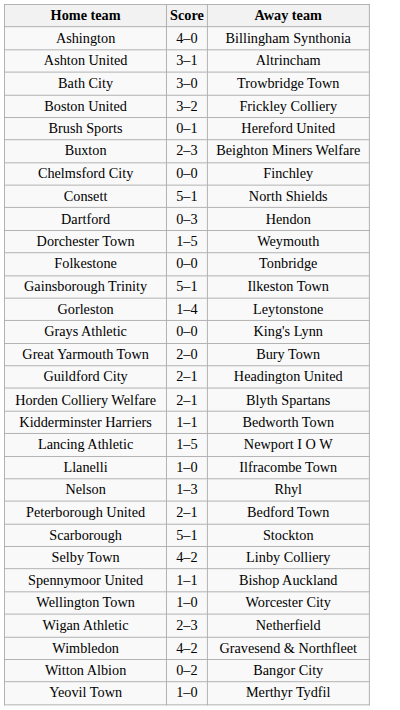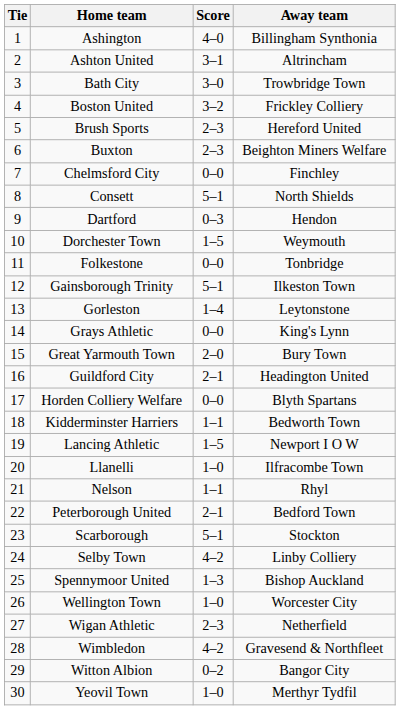+ column: (17, 15)
(187, 128) 0–1 -> (213, 128) 2–3
(187, 399) 2–1 -> (213, 399) 0–0
(187, 490) 1–3 -> (213, 490) 1–1
(187, 580) 1–1 -> (213, 580) 1–3
